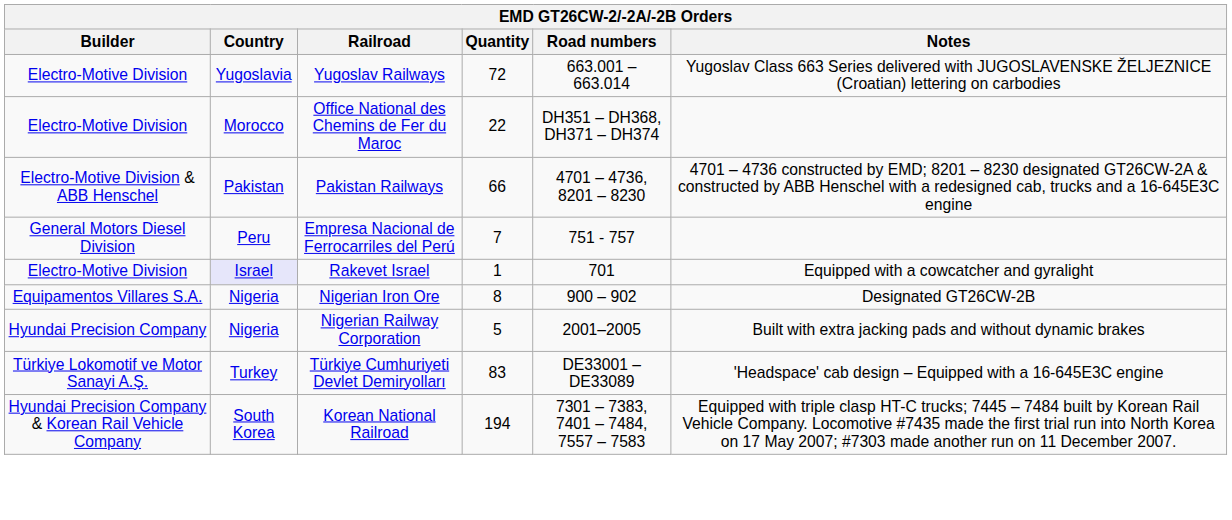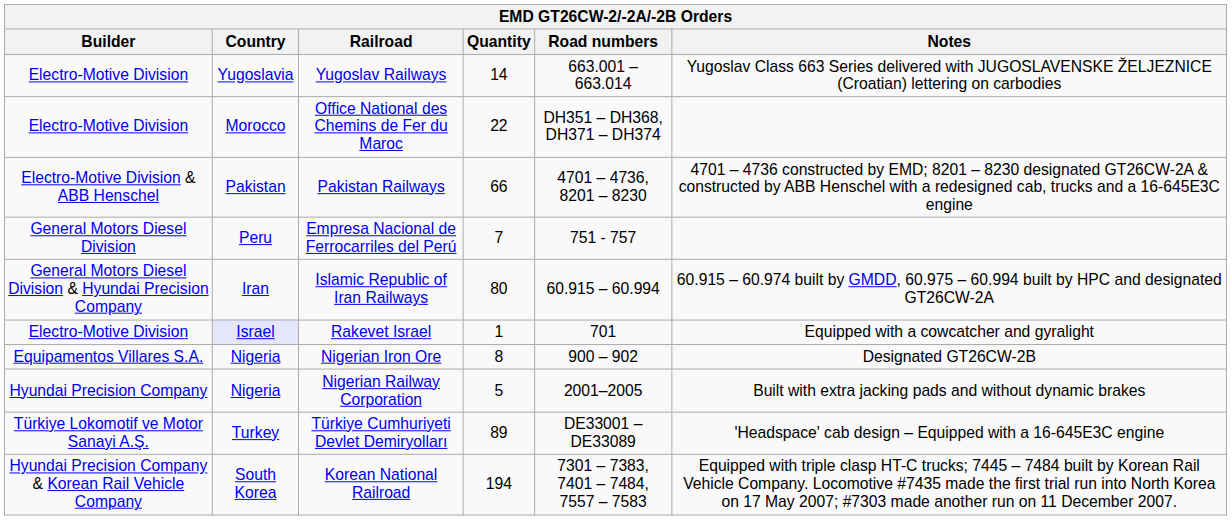(497, 75) 72 -> (499, 75) 14
+ row: (381, 289)
(497, 373) 83 -> (499, 433) 89
